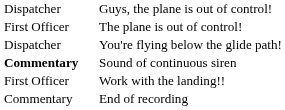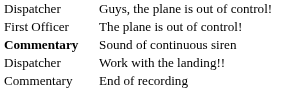- row: (191, 45)
(36, 81) First Officer -> (32, 63) Dispatcher
